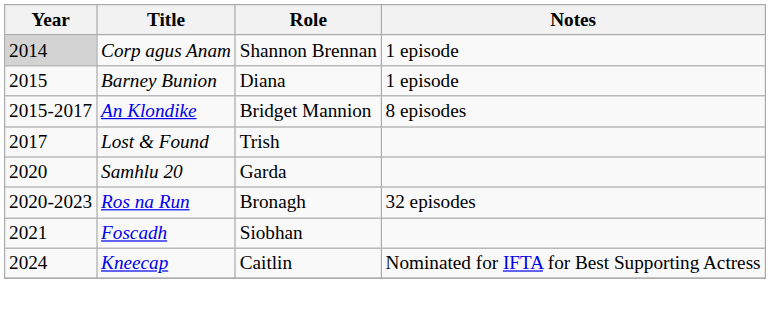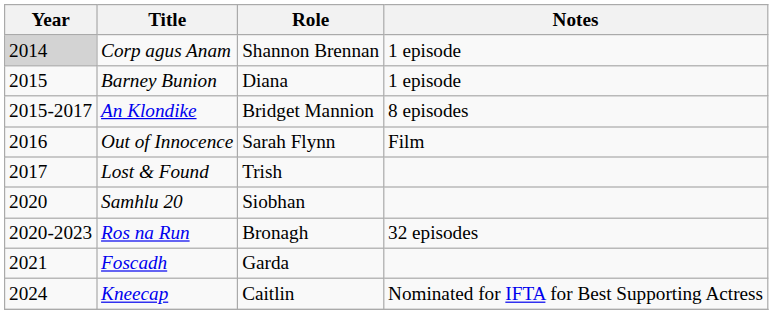+ row: (167, 141)
(263, 171) Garda -> (274, 202) Siobhan
(271, 232) Siobhan -> (266, 263) Garda
